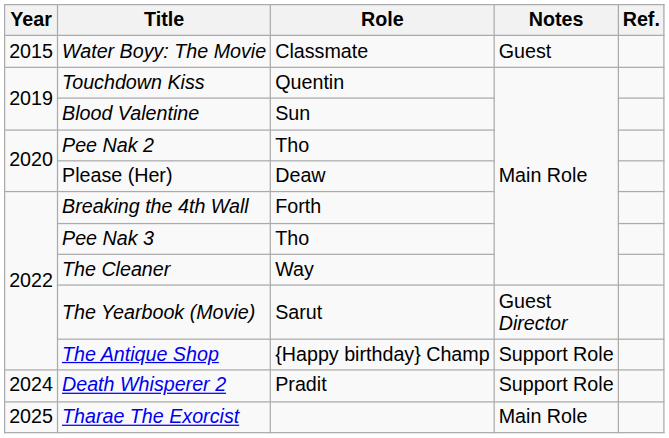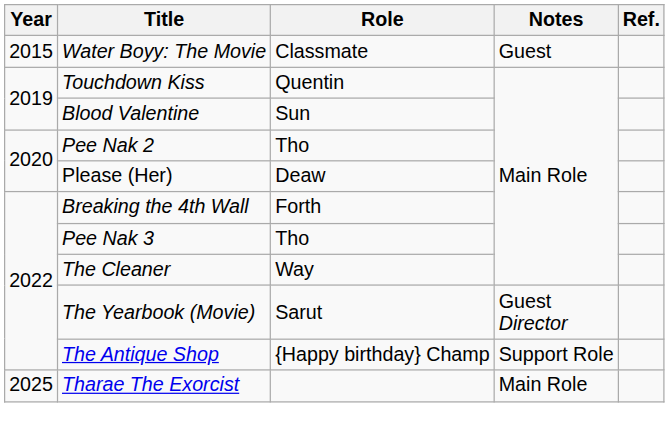- row: (144, 385)
